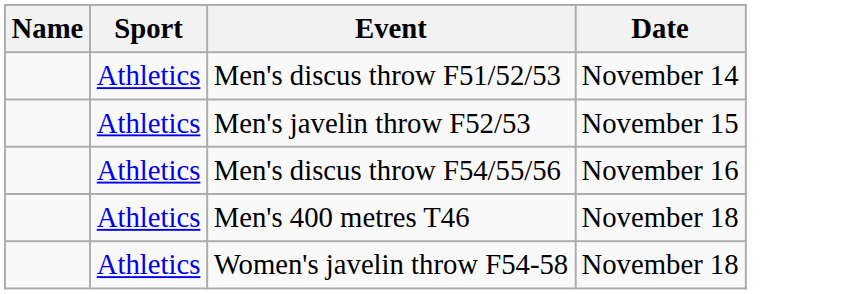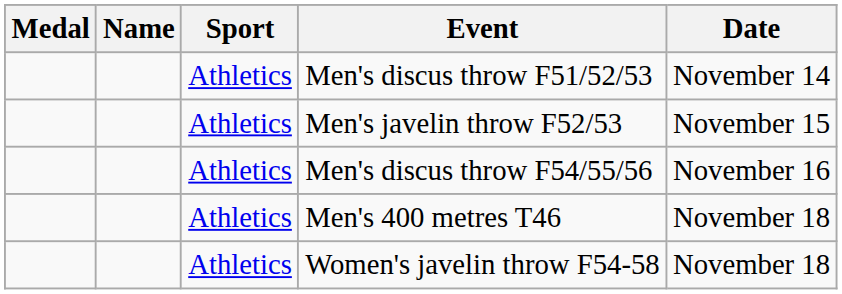+ column: (51, 28)
